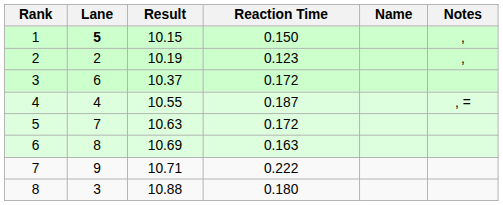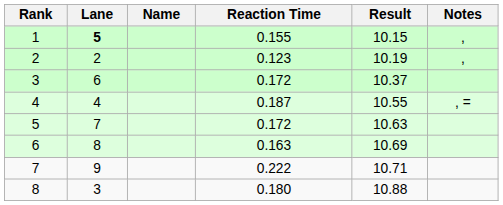columns swapped: (394, 15) <-> (165, 15)
(281, 37) 0.150 -> (274, 37) 0.155
